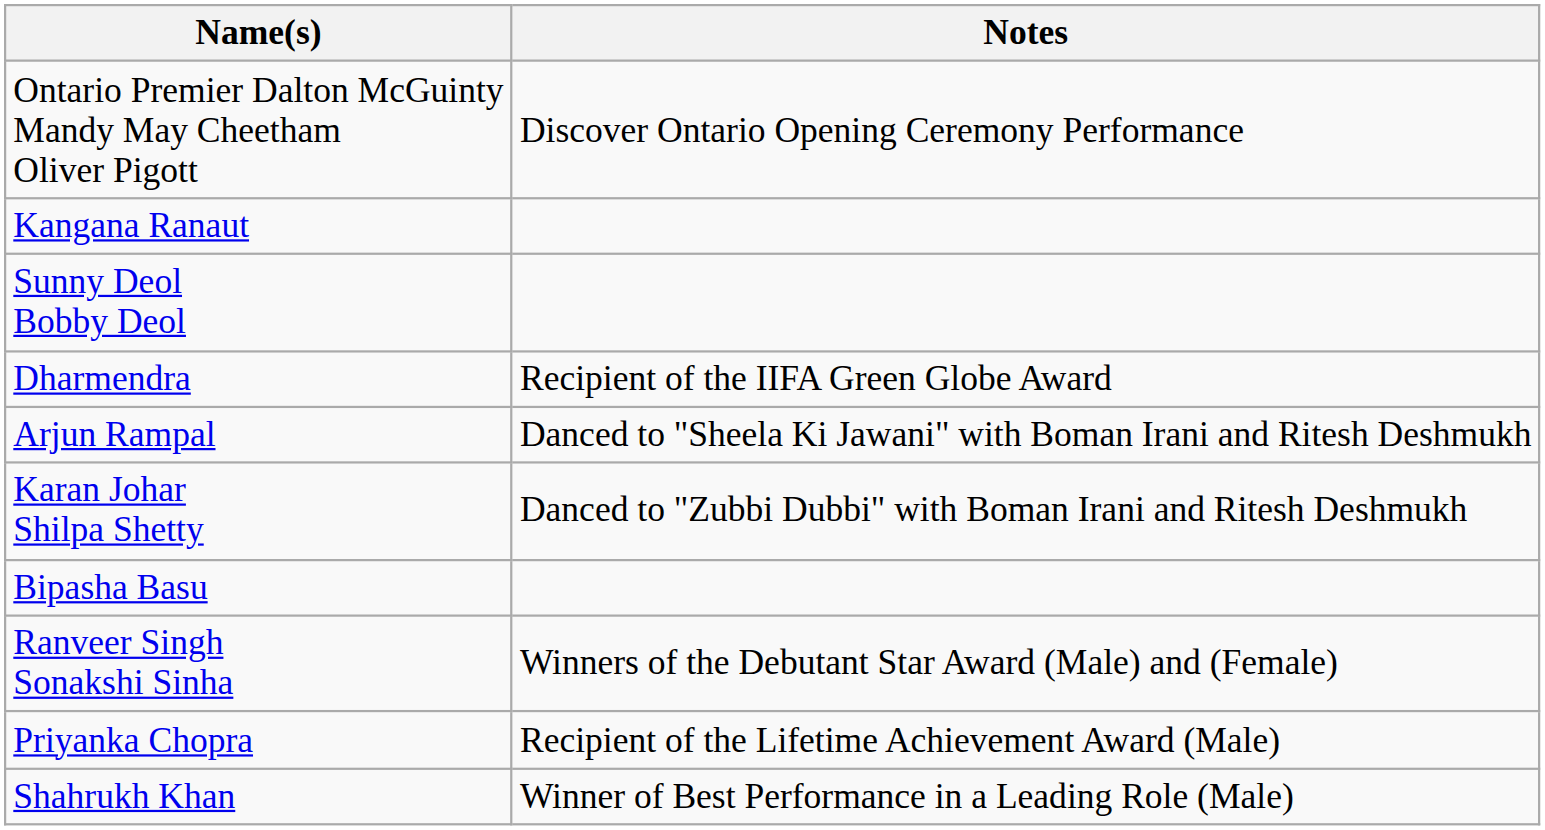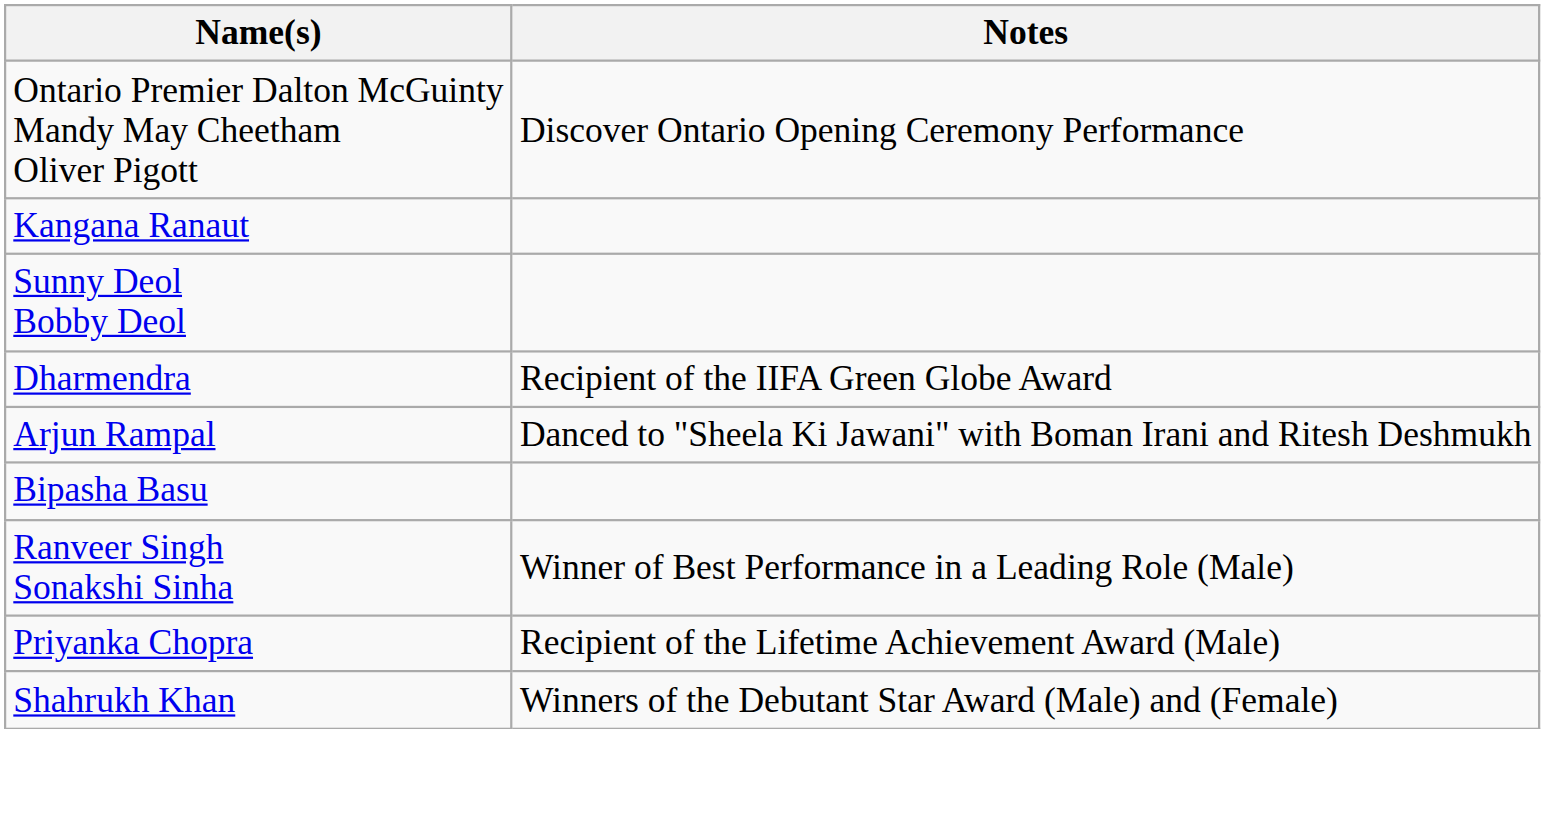- row: (109, 510)
(929, 663) Winners of the Debutant Star Award (Male) and (Female) -> (907, 566) Winner of Best Performance in a Leading Role (Male)
(907, 795) Winner of Best Performance in a Leading Role (Male) -> (929, 699) Winners of the Debutant Star Award (Male) and (Female)
